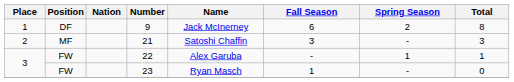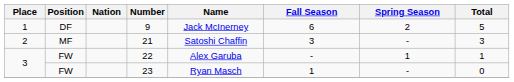(482, 27) 8 -> (482, 27) 5
